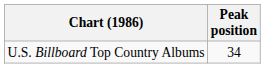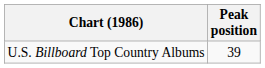(234, 52) 34 -> (234, 52) 39
